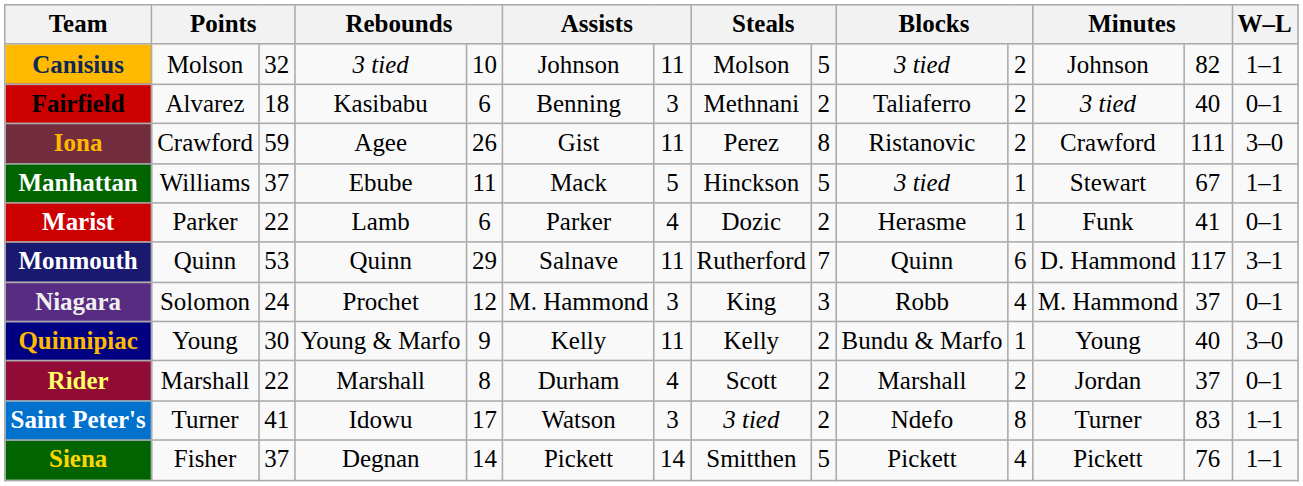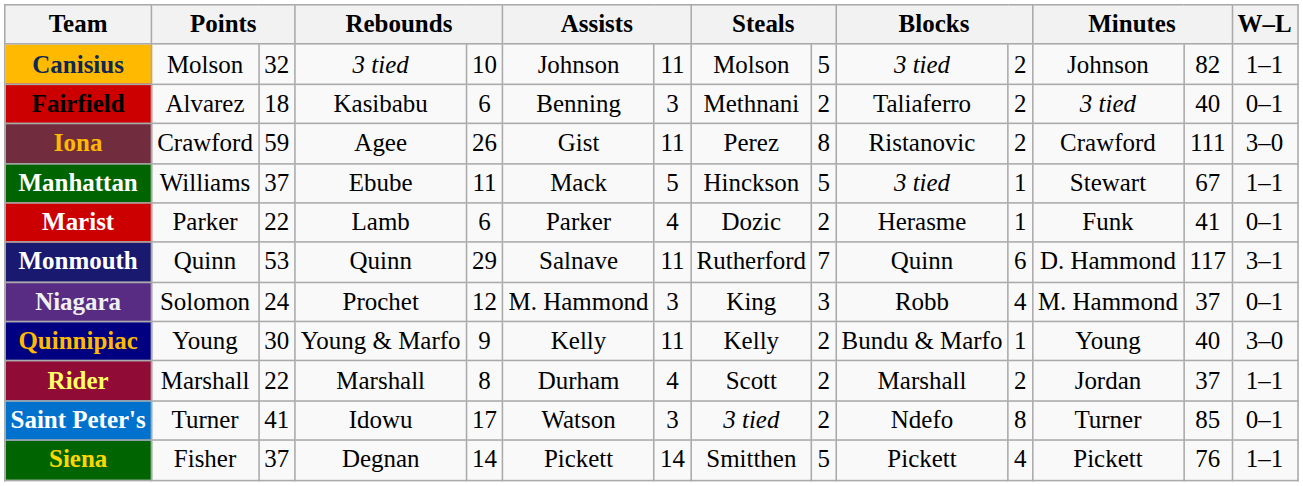(1265, 380) 0–1 -> (1265, 380) 1–1
(1208, 420) 83 -> (1208, 420) 85
(1265, 420) 1–1 -> (1265, 420) 0–1
